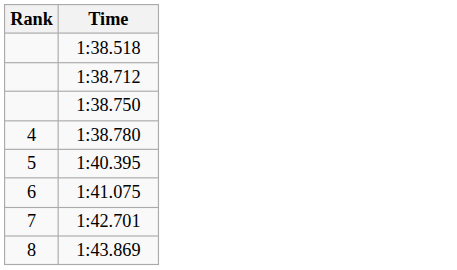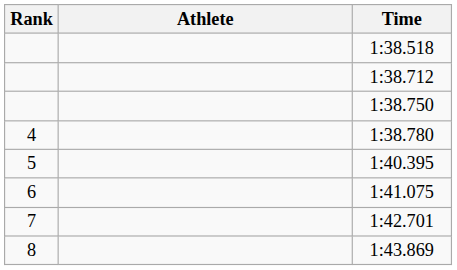+ column: (205, 18)
